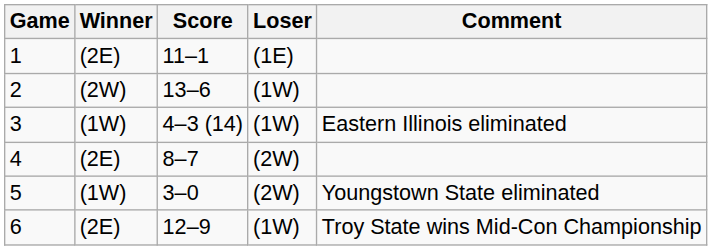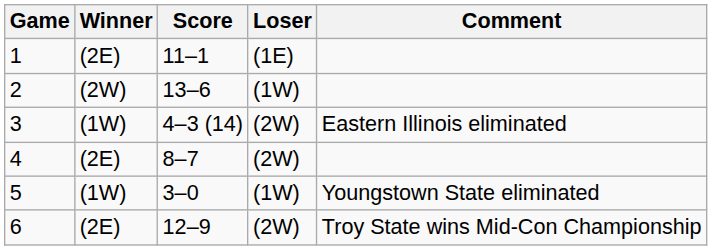(276, 124) (1W) -> (276, 124) (2W)
(276, 192) (2W) -> (276, 192) (1W)
(276, 227) (1W) -> (276, 227) (2W)
